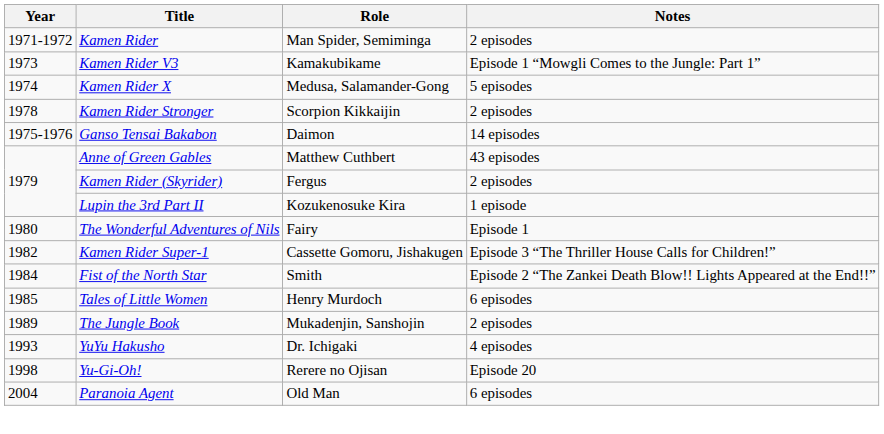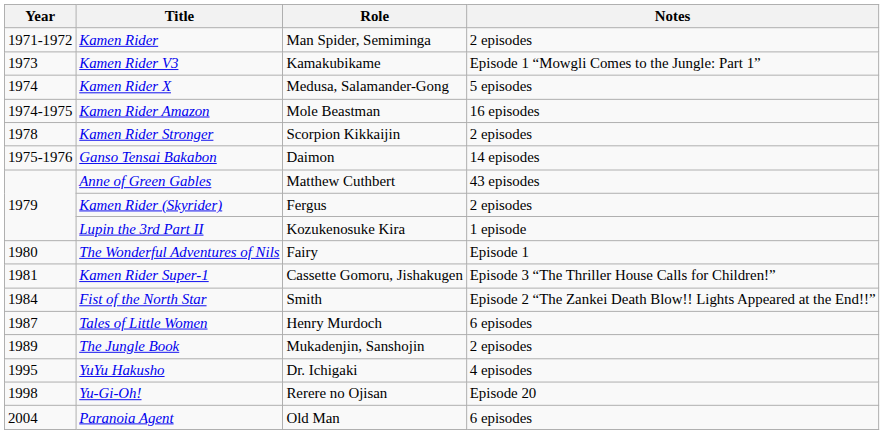+ row: (144, 110)
(23, 252) 1982 -> (23, 275) 1981
(23, 299) 1985 -> (23, 323) 1987
(23, 346) 1993 -> (23, 370) 1995
